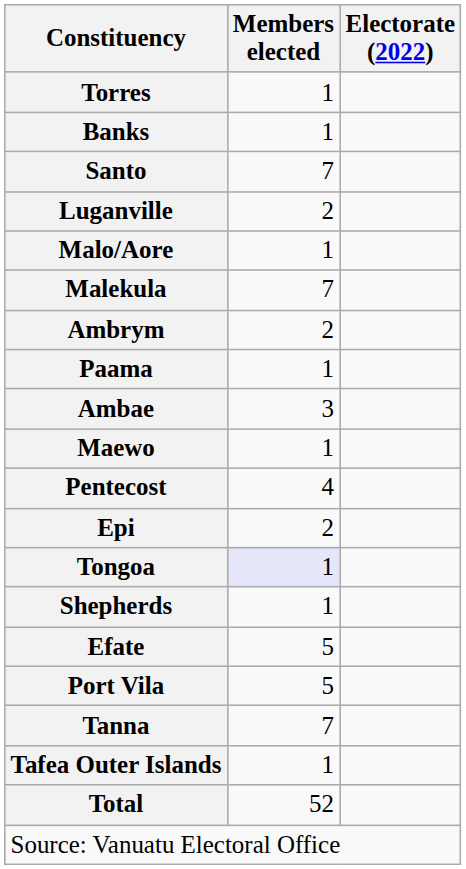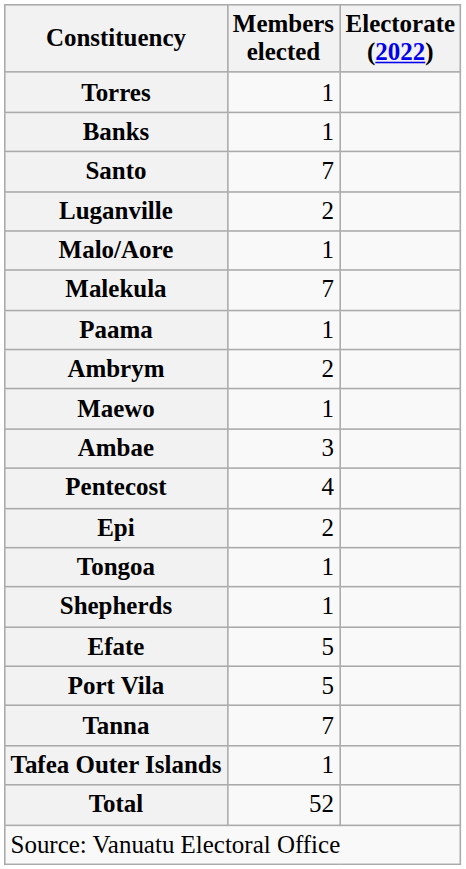rows swapped: (116, 369) <-> (116, 329)
rows swapped: (116, 408) <-> (116, 448)
(328, 566) lavender background -> (328, 566) no background
